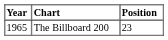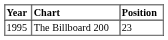(17, 27) 1965 -> (17, 27) 1995
